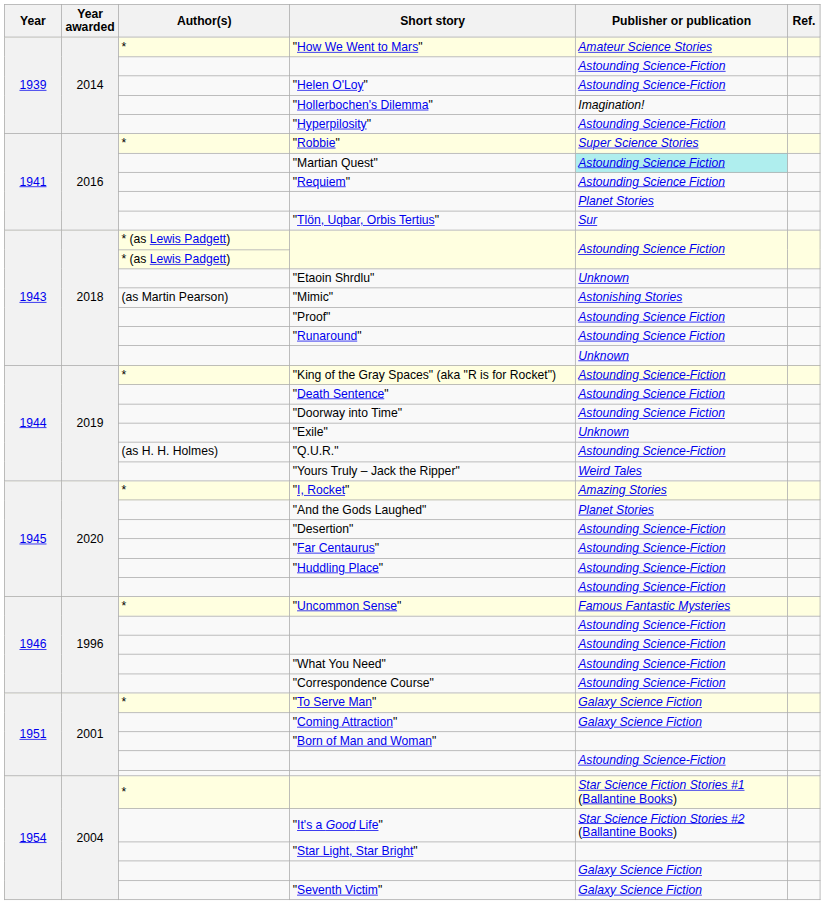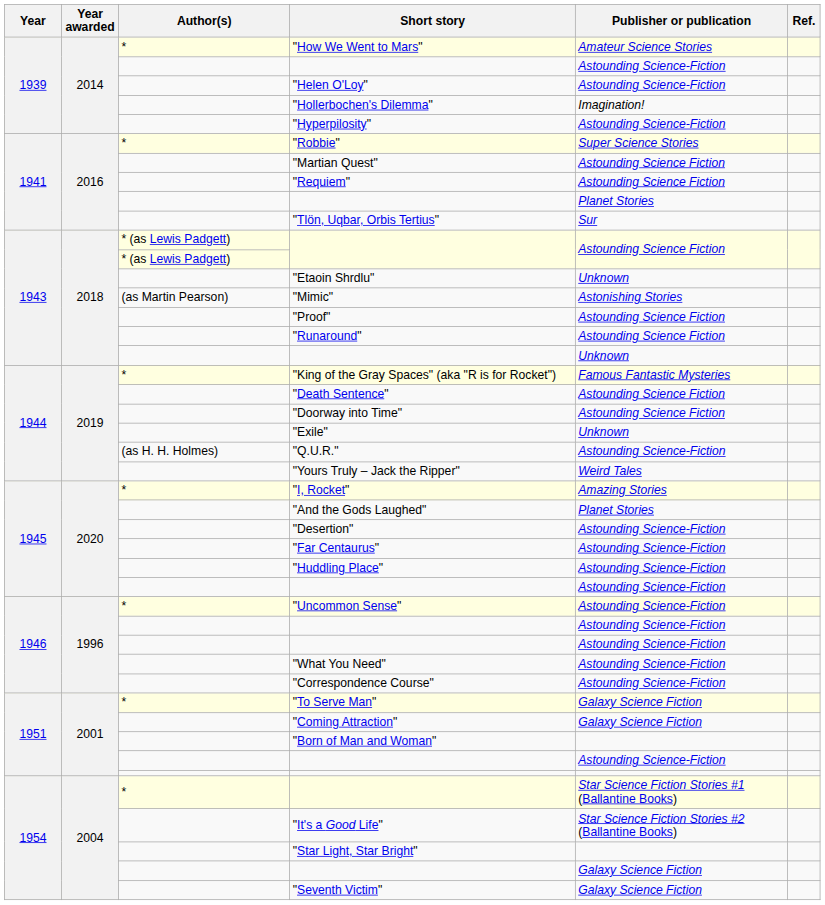(652, 162) paleturquoise background -> (652, 162) no background
(652, 374) Astounding Science-Fiction -> (654, 374) Famous Fantastic Mysteries
(654, 606) Famous Fantastic Mysteries -> (652, 606) Astounding Science-Fiction
